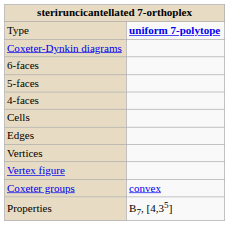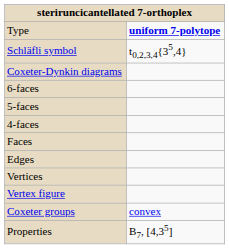+ row: (42, 51)
- row: (18, 118)
+ row: (20, 141)
